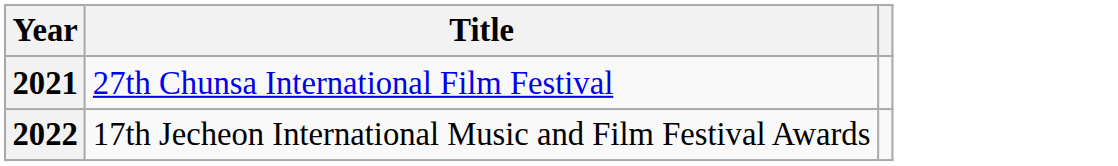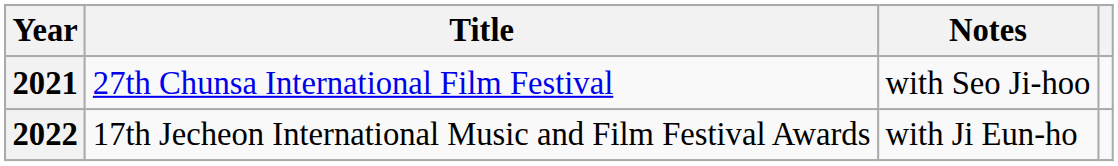+ column: (988, 30)
